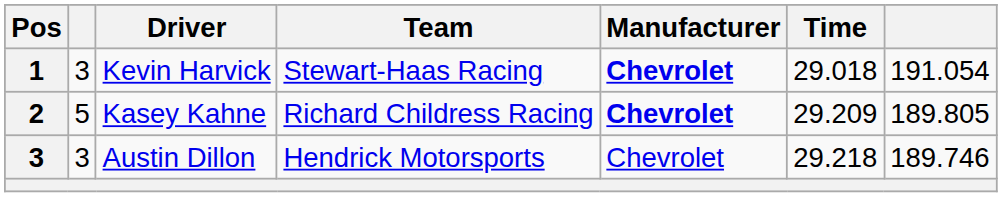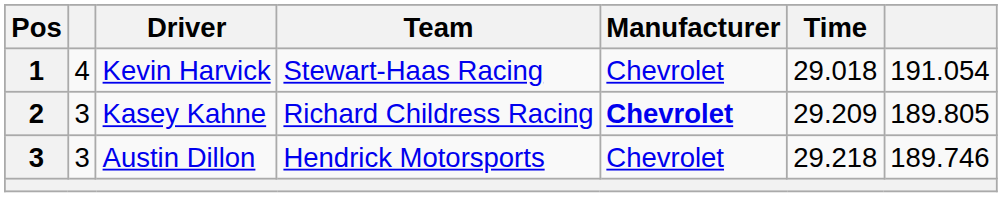(82, 70) 3 -> (82, 70) 4
(670, 70) bold -> (665, 70) normal
(82, 114) 5 -> (82, 114) 3
